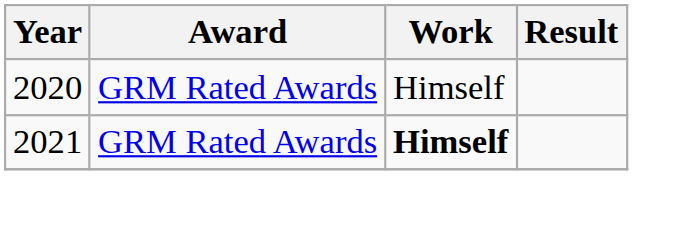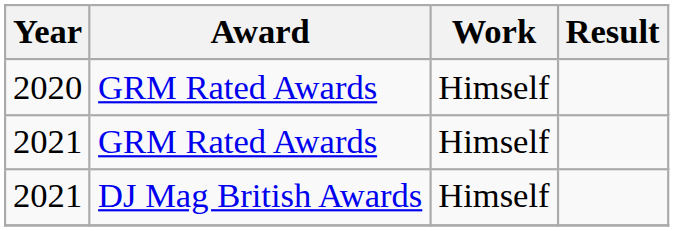(451, 141) bold -> (494, 141) normal
+ row: (48, 196)
